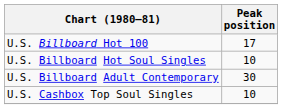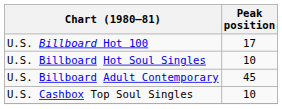(250, 78) 30 -> (250, 78) 45
